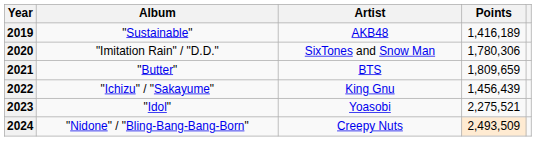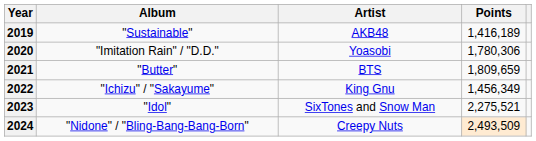(370, 51) SixTones and Snow Man -> (370, 51) Yoasobi
(494, 88) 1,456,439 -> (494, 88) 1,456,349
(370, 107) Yoasobi -> (370, 107) SixTones and Snow Man
